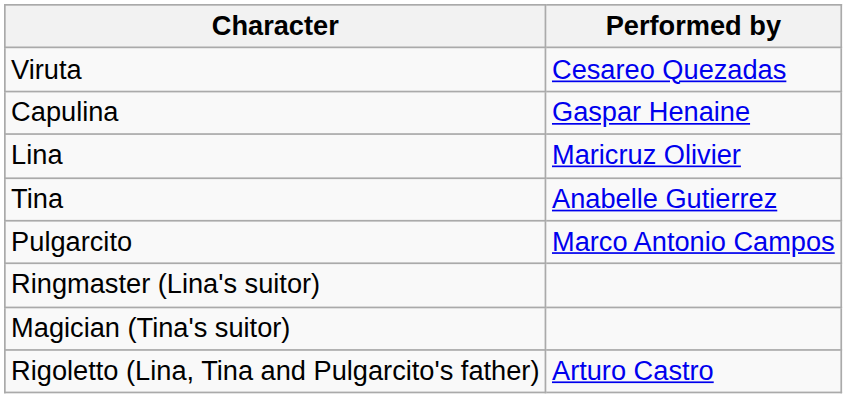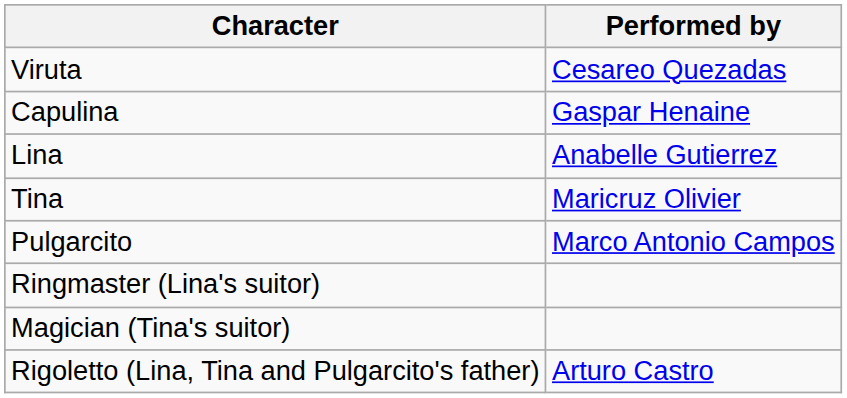(646, 155) Maricruz Olivier -> (665, 155) Anabelle Gutierrez
(665, 198) Anabelle Gutierrez -> (646, 198) Maricruz Olivier
